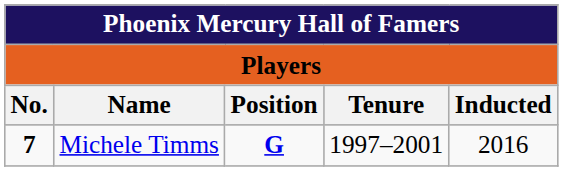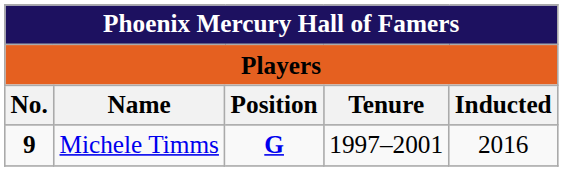(29, 144) 7 -> (29, 144) 9
